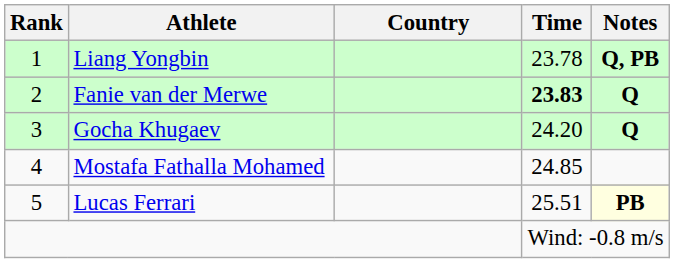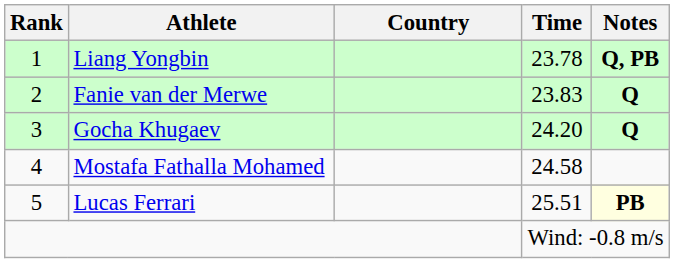(557, 94) bold -> (557, 94) normal
(557, 166) 24.85 -> (557, 166) 24.58
